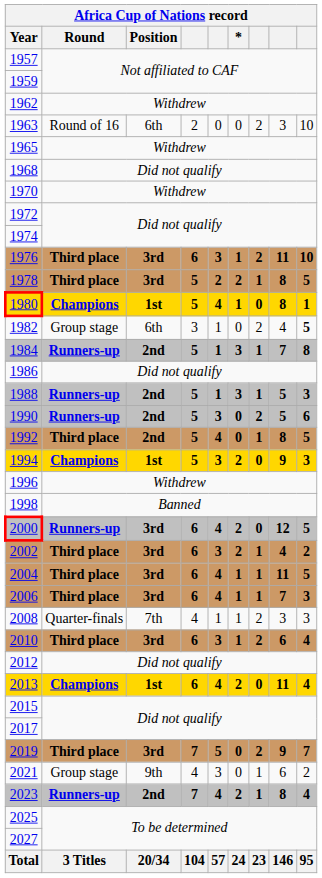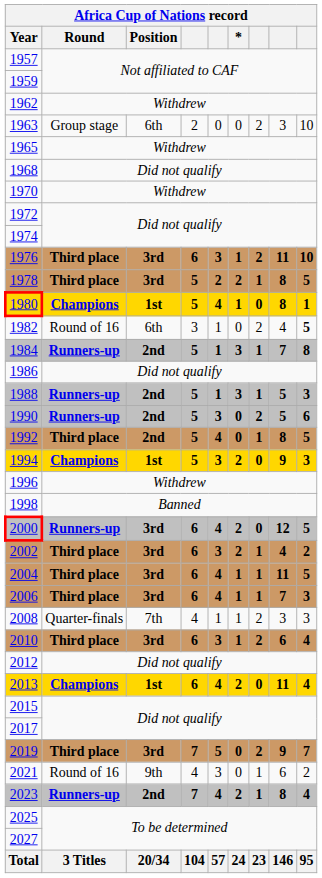(84, 125) Round of 16 -> (84, 125) Group stage
(84, 327) Group stage -> (84, 327) Round of 16
(84, 773) Group stage -> (84, 773) Round of 16
